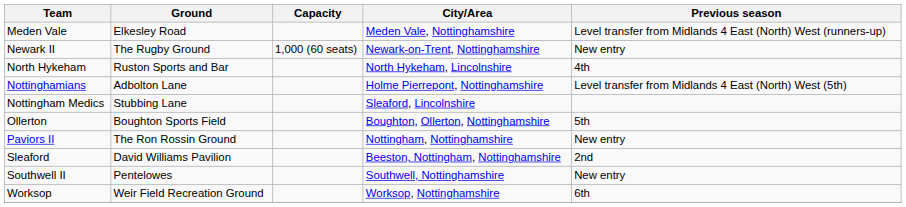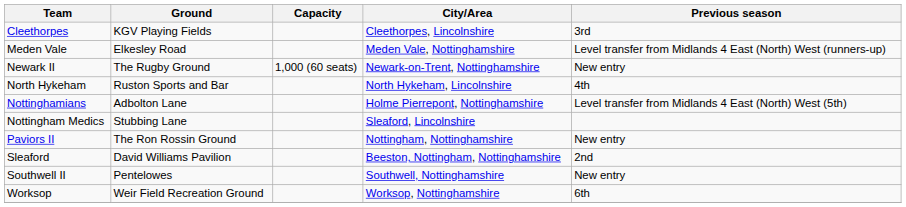+ row: (38, 31)
- row: (27, 121)
